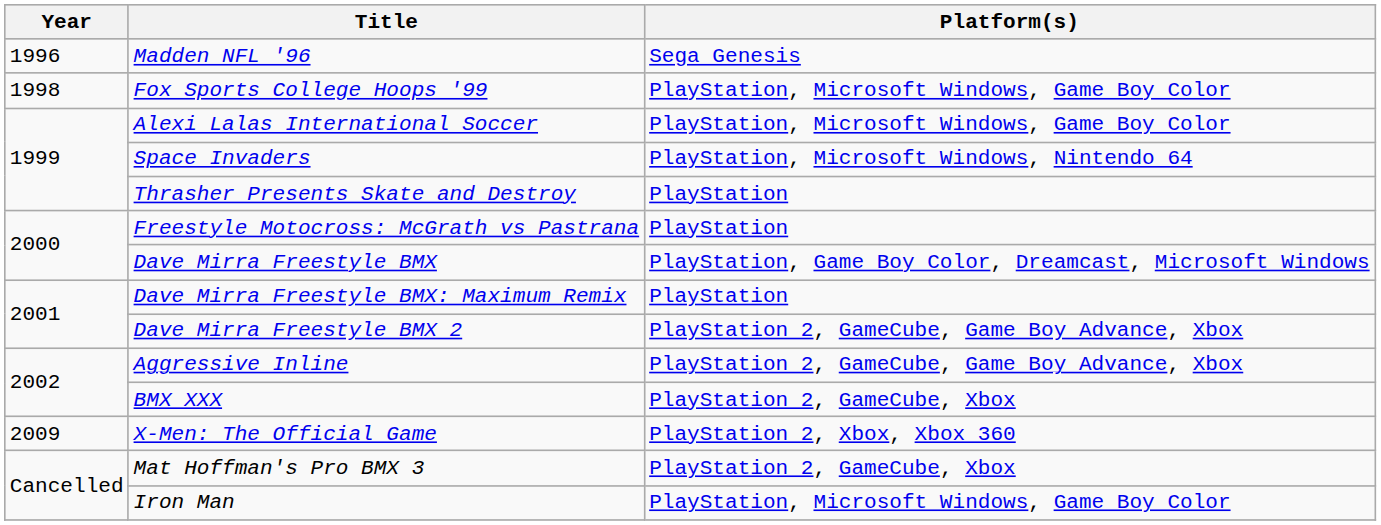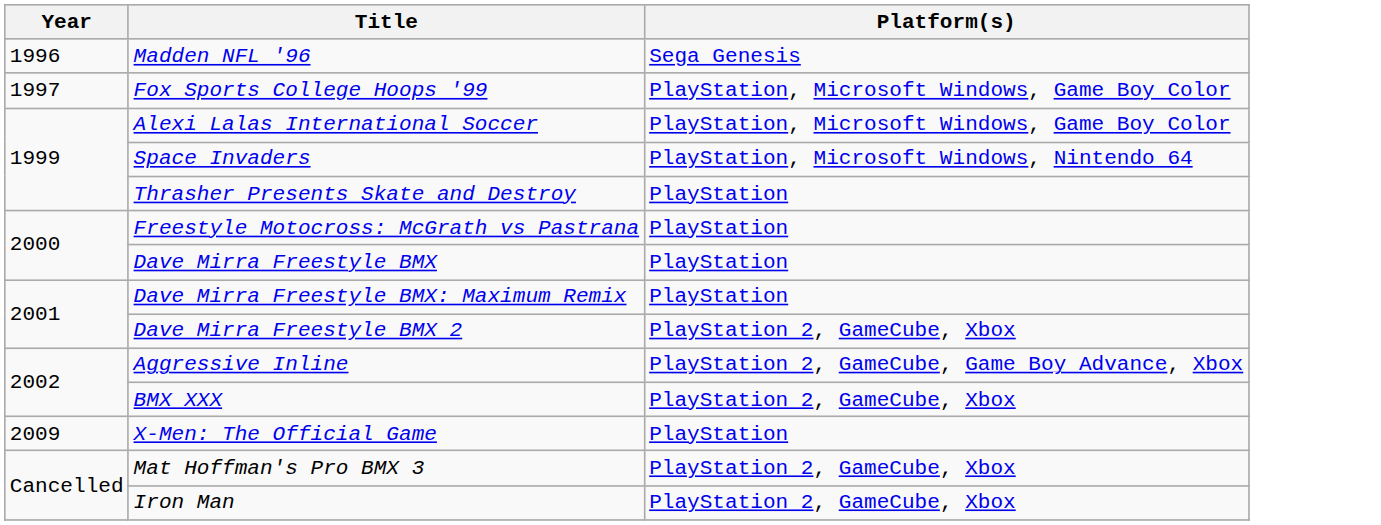(35, 91) 1998 -> (35, 91) 1997
(1009, 262) PlayStation, Game Boy Color, Dreamcast, Microsoft Windows -> (719, 262) PlayStation
(946, 331) PlayStation 2, GameCube, Game Boy Advance, Xbox -> (832, 331) PlayStation 2, GameCube, Xbox
(832, 434) PlayStation 2, Xbox, Xbox 360 -> (719, 434) PlayStation
(940, 503) PlayStation, Microsoft Windows, Game Boy Color -> (832, 503) PlayStation 2, GameCube, Xbox
